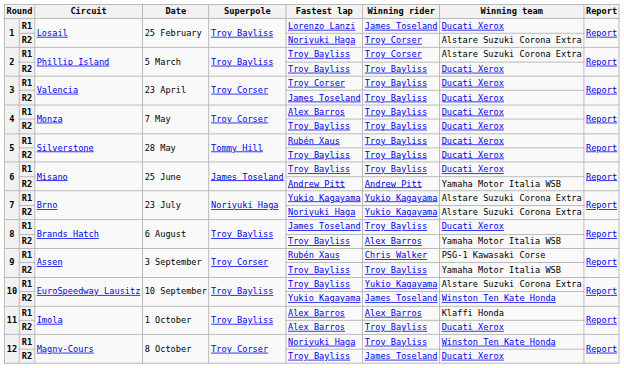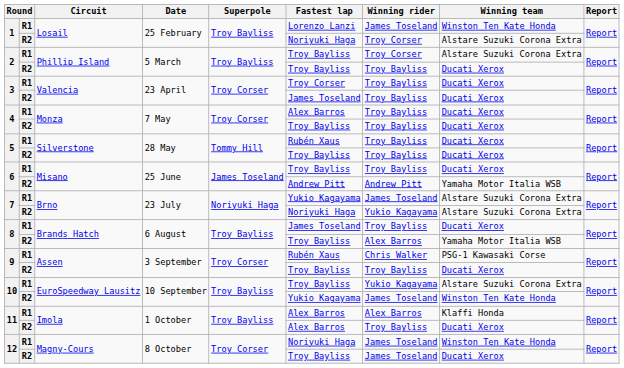(473, 26) Ducati Xerox -> (499, 26) Winston Ten Kate Honda
(401, 198) Yukio Kagayama -> (401, 198) James Toseland
(501, 270) Yamaha Motor Italia WSB -> (473, 270) Ducati Xerox
(396, 342) Troy Bayliss -> (401, 342) James Toseland
